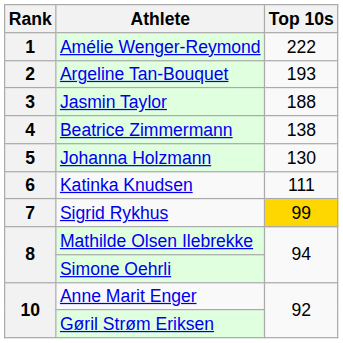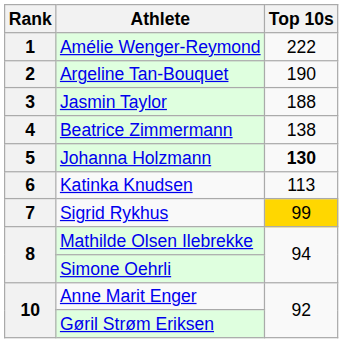(301, 74) 193 -> (301, 74) 190
(301, 158) normal -> (301, 158) bold
(301, 185) 111 -> (301, 185) 113
